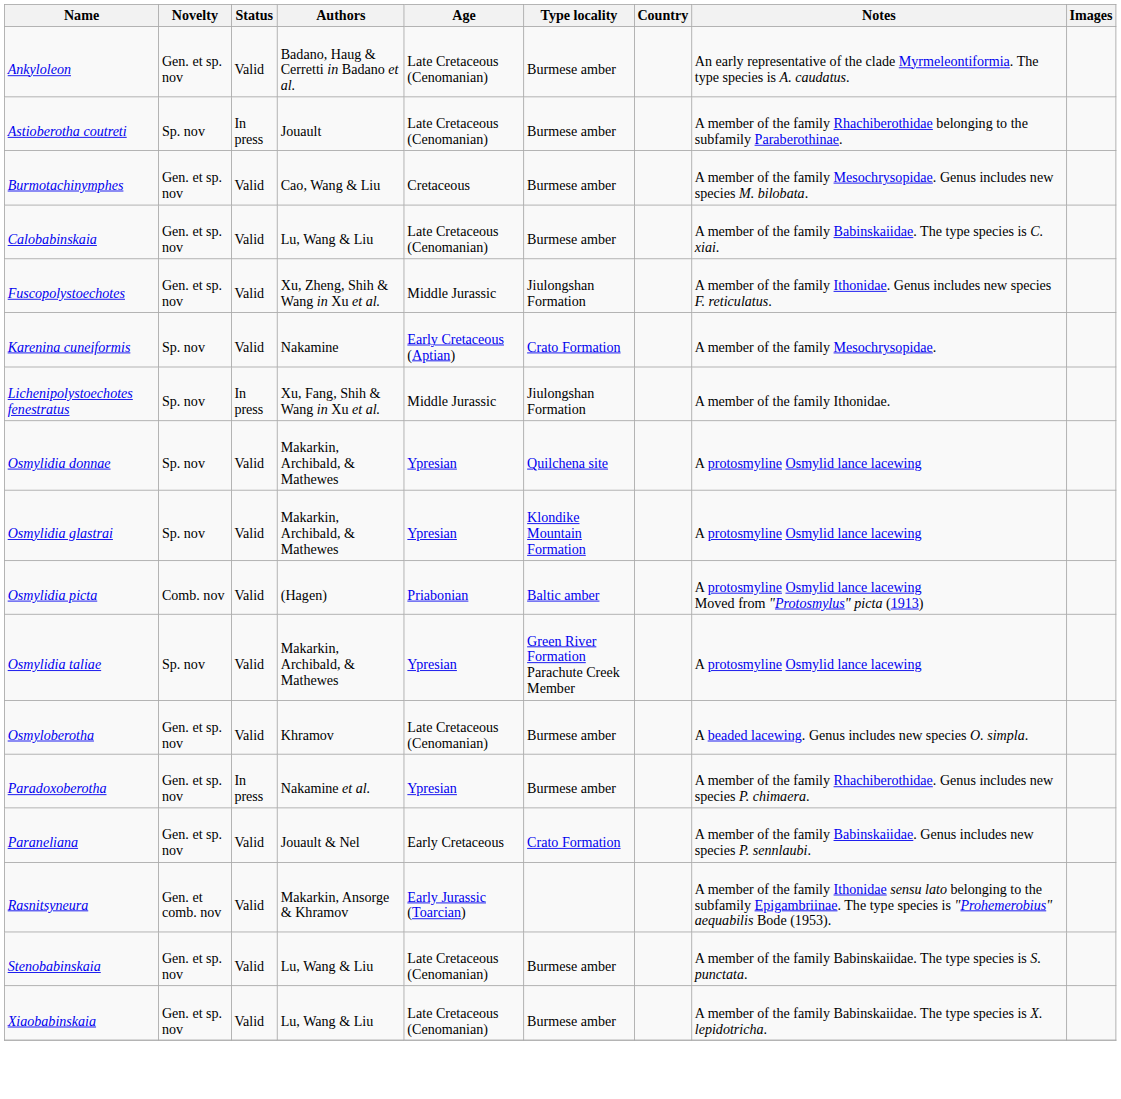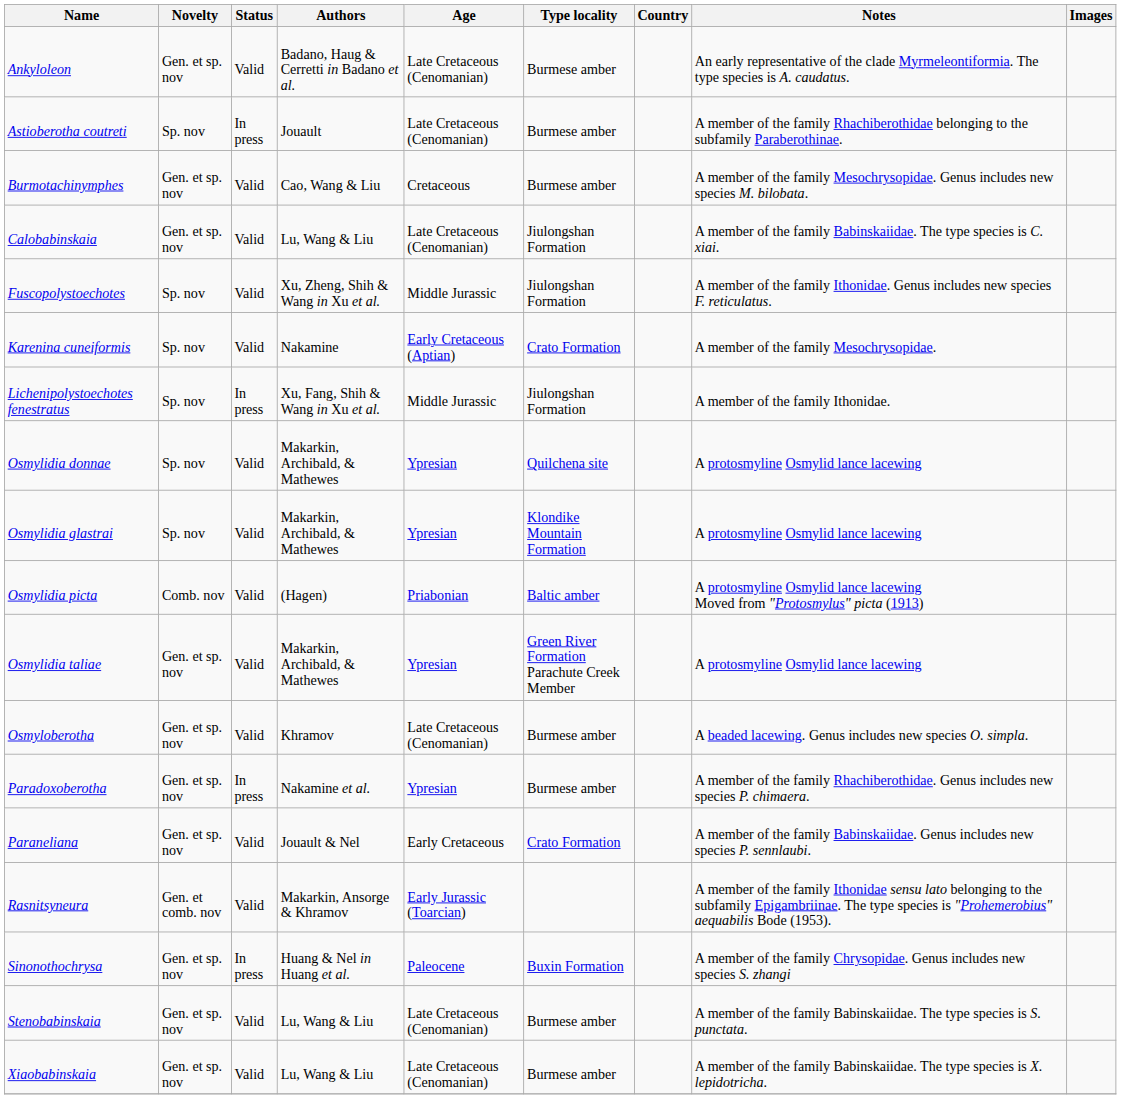(571, 239) Burmese amber -> (561, 239) Jiulongshan Formation
(192, 293) Gen. et sp. nov -> (183, 293) Sp. nov
(183, 665) Sp. nov -> (192, 665) Gen. et sp. nov
+ row: (55, 966)
